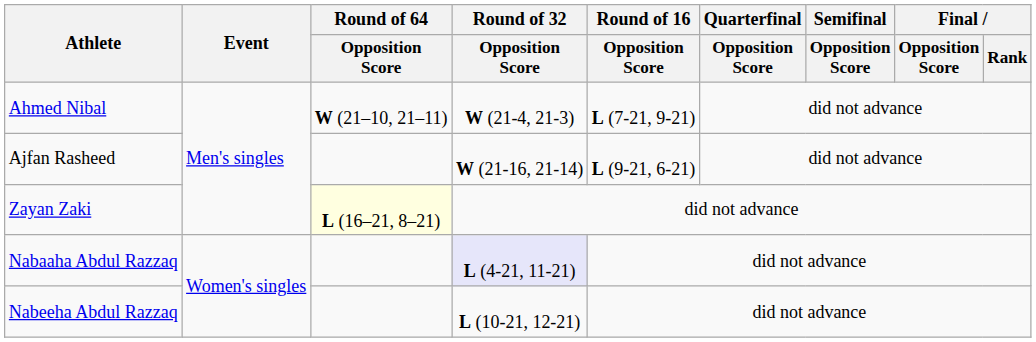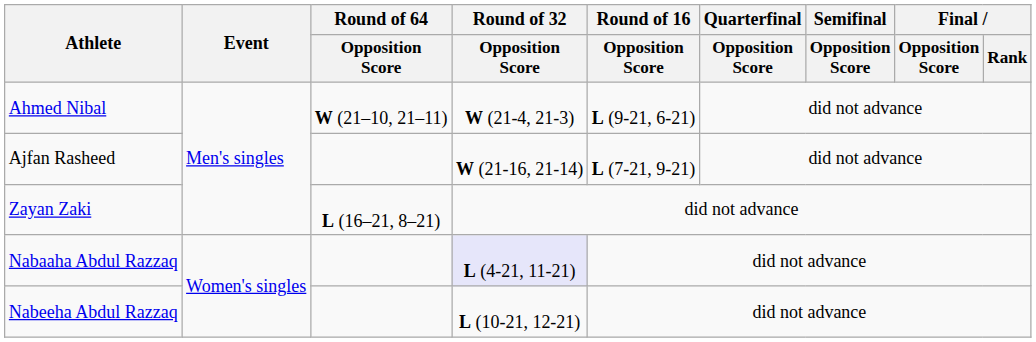(643, 118) L (7-21, 9-21) -> (643, 118) L (9-21, 6-21)
(643, 169) L (9-21, 6-21) -> (643, 169) L (7-21, 9-21)
(381, 220) lightyellow background -> (381, 220) no background
